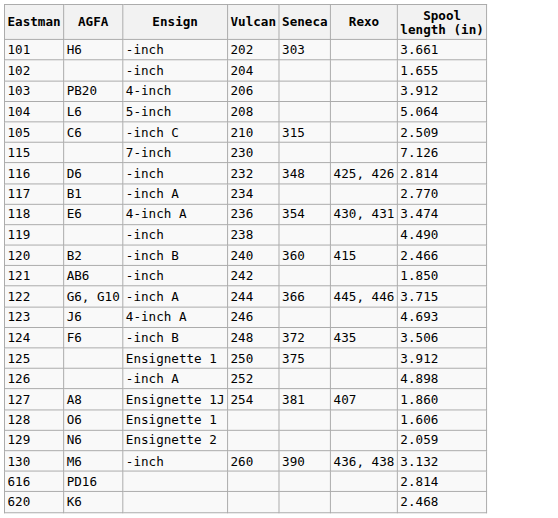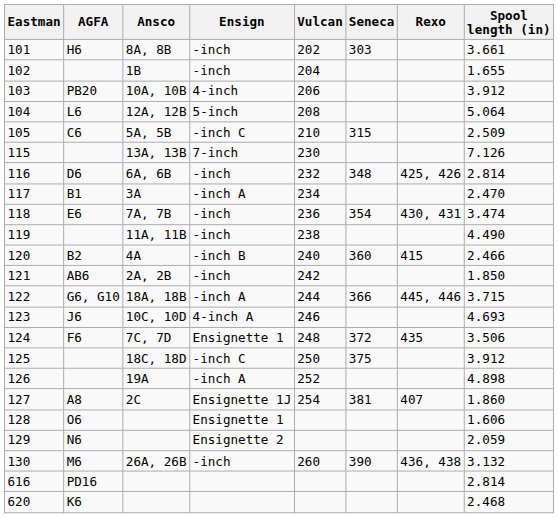+ column: (156, 22)
(419, 194) 2.770 -> (486, 194) 2.470
(156, 214) 4-inch A -> (212, 214) -inch
(152, 338) -inch B -> (238, 338) Ensignette 1
(171, 358) Ensignette 1 -> (219, 358) -inch C
